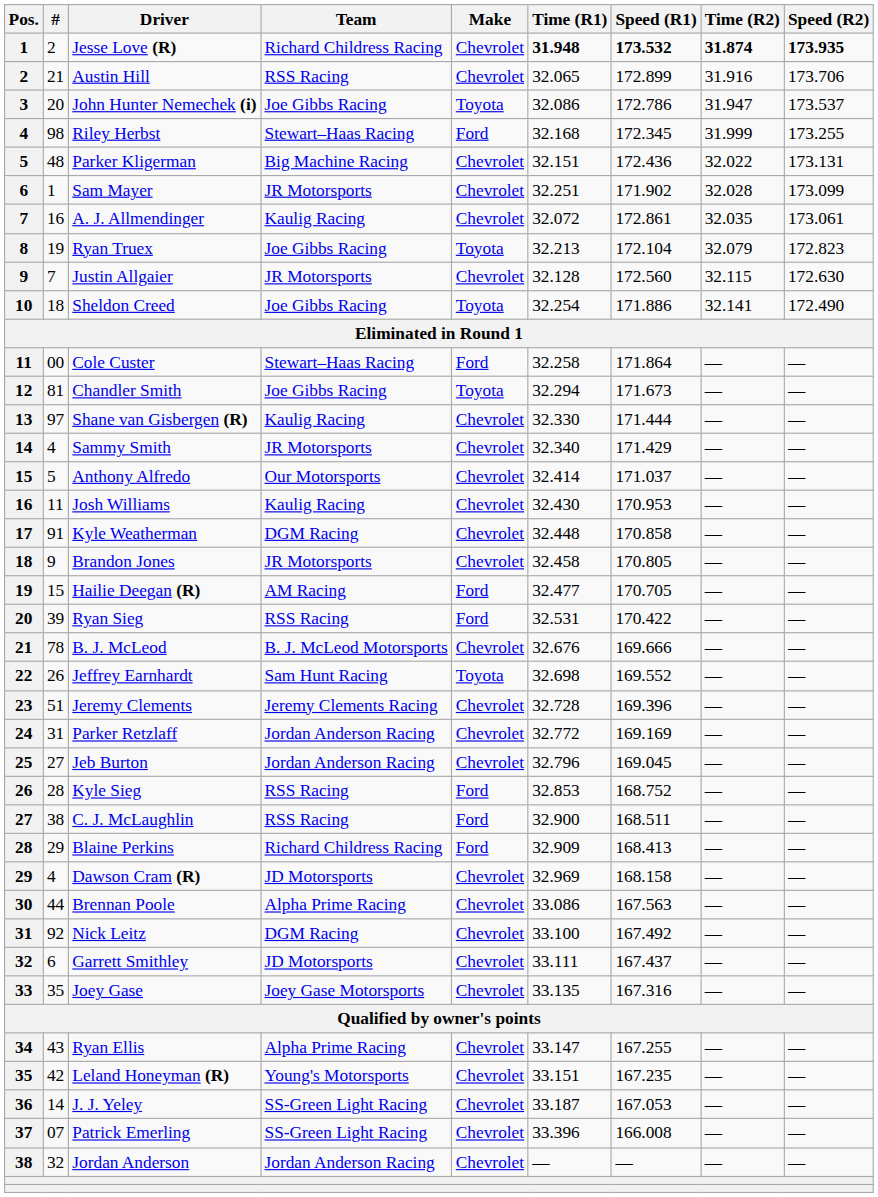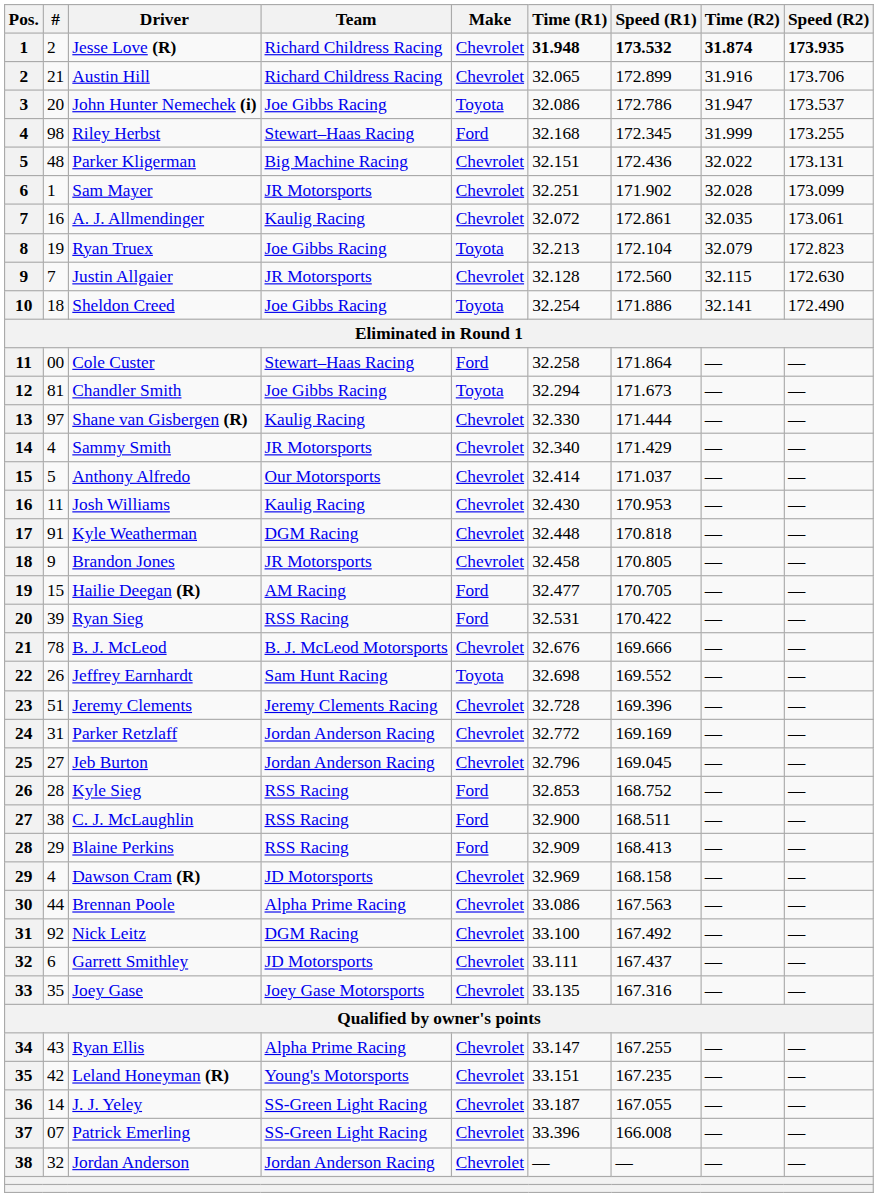(307, 76) RSS Racing -> (353, 76) Richard Childress Racing
(644, 533) 170.858 -> (644, 533) 170.818
(353, 847) Richard Childress Racing -> (307, 847) RSS Racing
(644, 1104) 167.053 -> (644, 1104) 167.055
